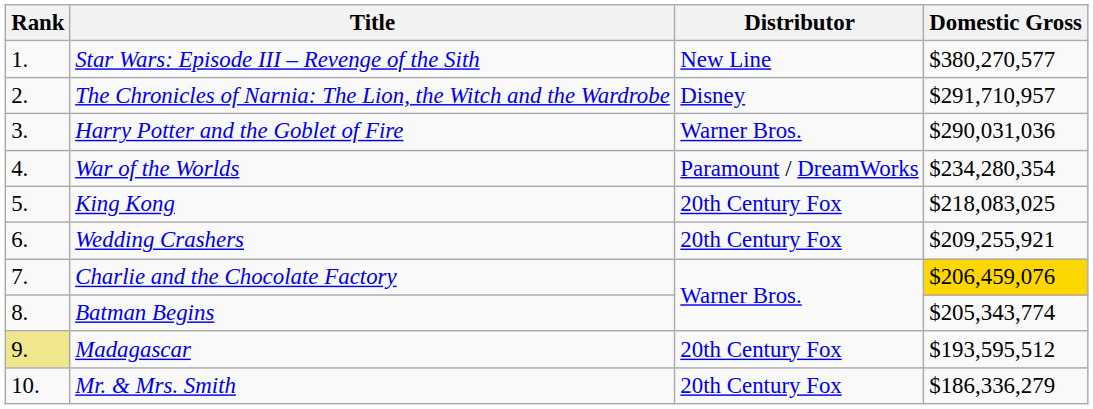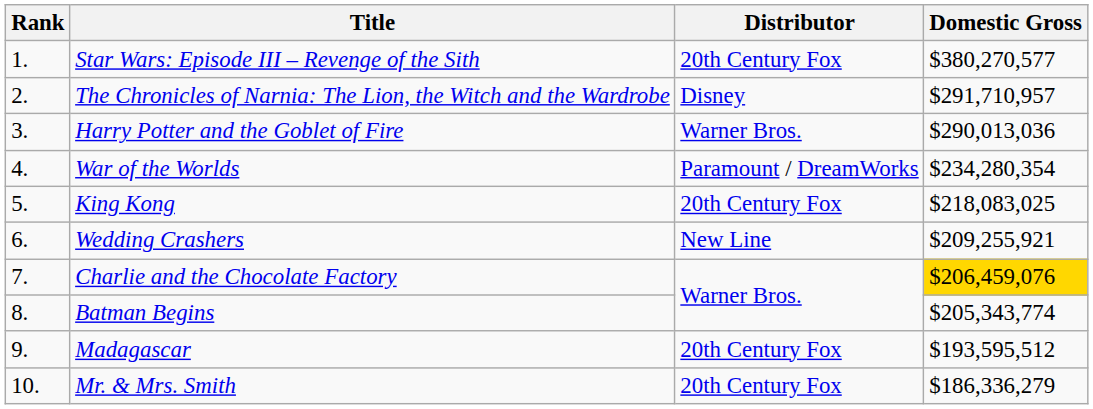(726, 58) New Line -> (761, 58) 20th Century Fox
(992, 131) $290,031,036 -> (992, 131) $290,013,036
(761, 240) 20th Century Fox -> (726, 240) New Line
(20, 349) khaki background -> (20, 349) no background
